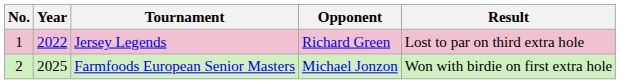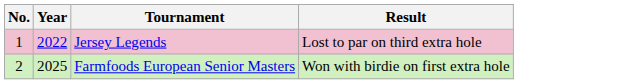- column: (350, 17)
